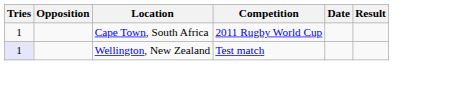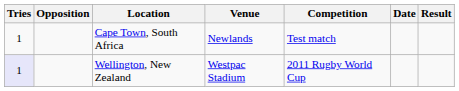+ column: (245, 13)
(269, 32) 2011 Rugby World Cup -> (311, 39) Test match
(240, 51) Test match -> (330, 71) 2011 Rugby World Cup
